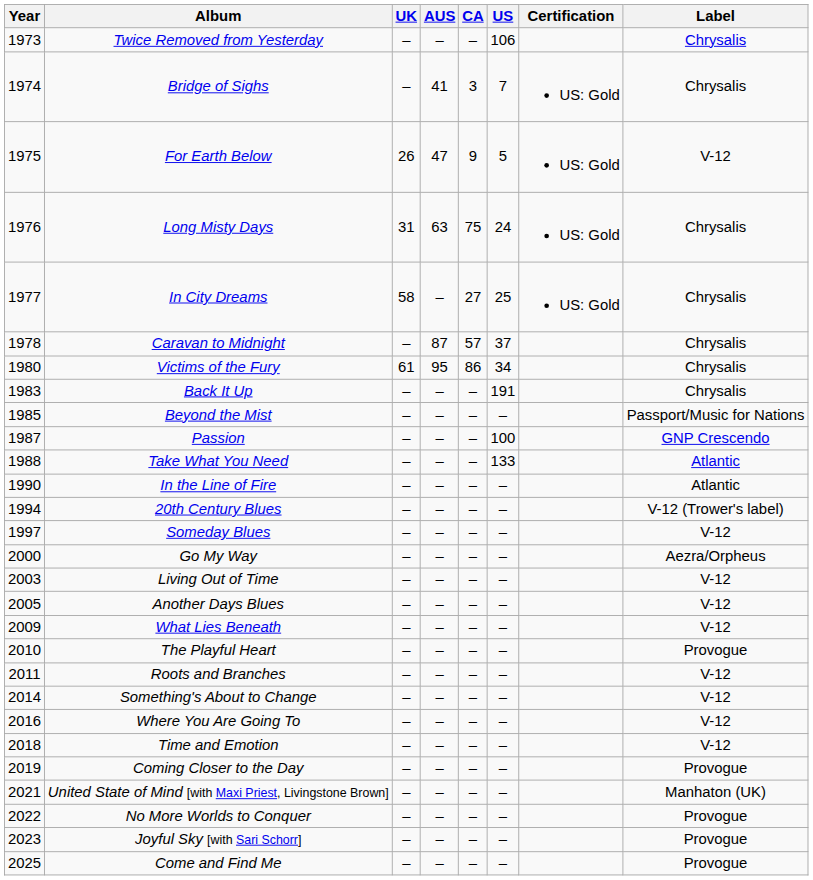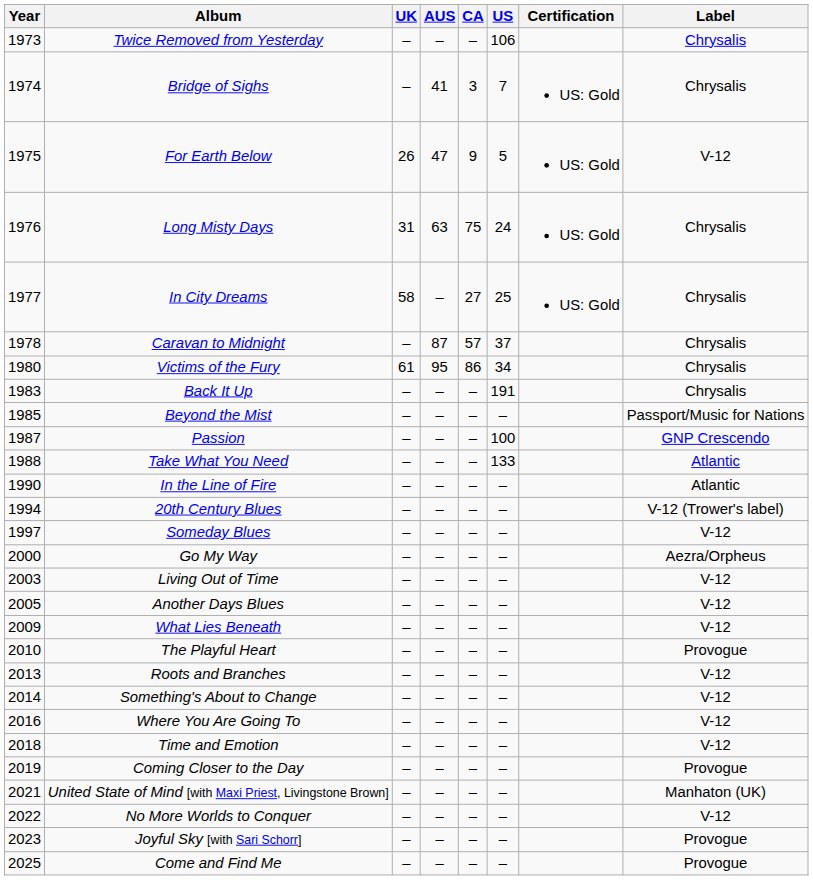(24, 674) 2011 -> (24, 674) 2013
(716, 815) Provogue -> (716, 815) V-12
